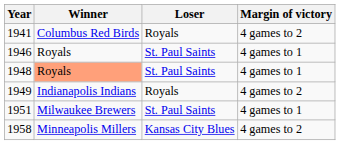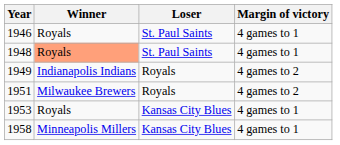- row: (19, 33)
(180, 110) St. Paul Saints -> (159, 91) Royals
(271, 110) 4 games to 1 -> (268, 91) 4 games to 2
+ row: (19, 110)
(271, 129) 4 games to 2 -> (268, 129) 4 games to 1
